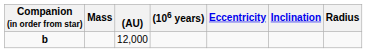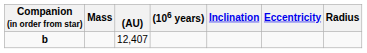columns swapped: (237, 18) <-> (296, 18)
(132, 39) 12,000 -> (132, 39) 12,407
